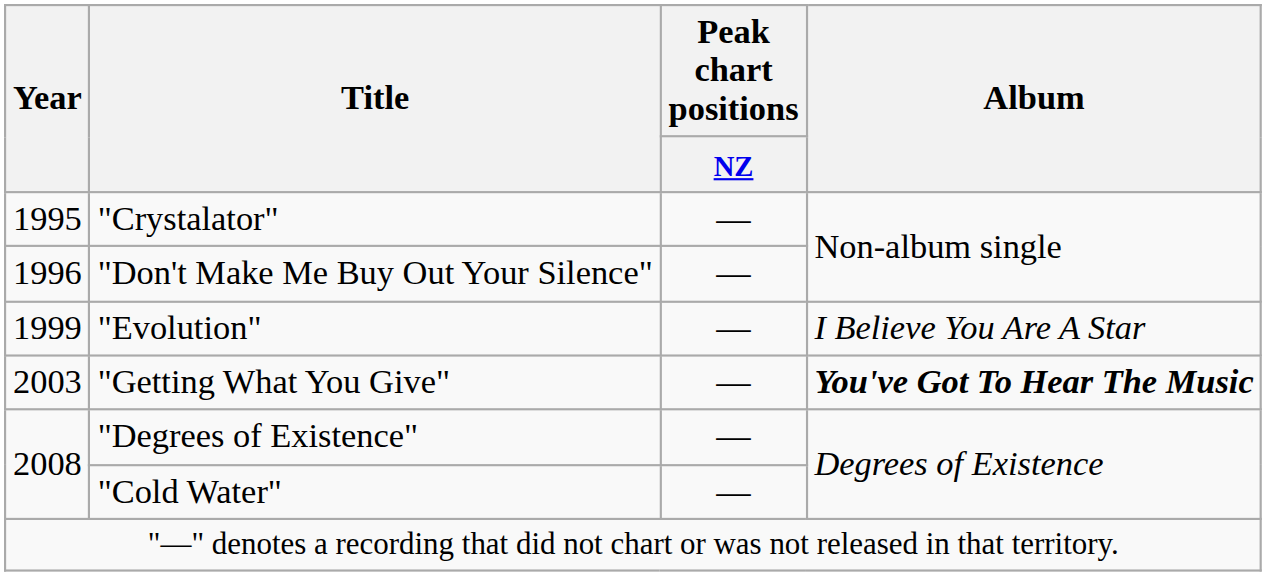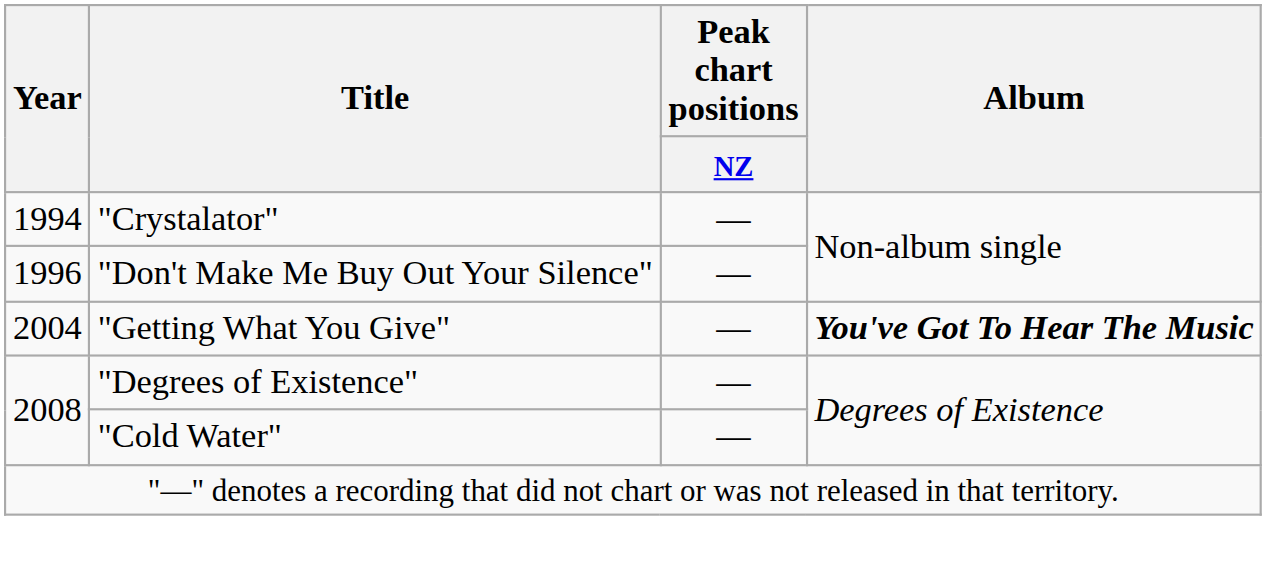(47, 218) 1995 -> (47, 218) 1994
- row: (180, 327)
(47, 381) 2003 -> (47, 327) 2004
